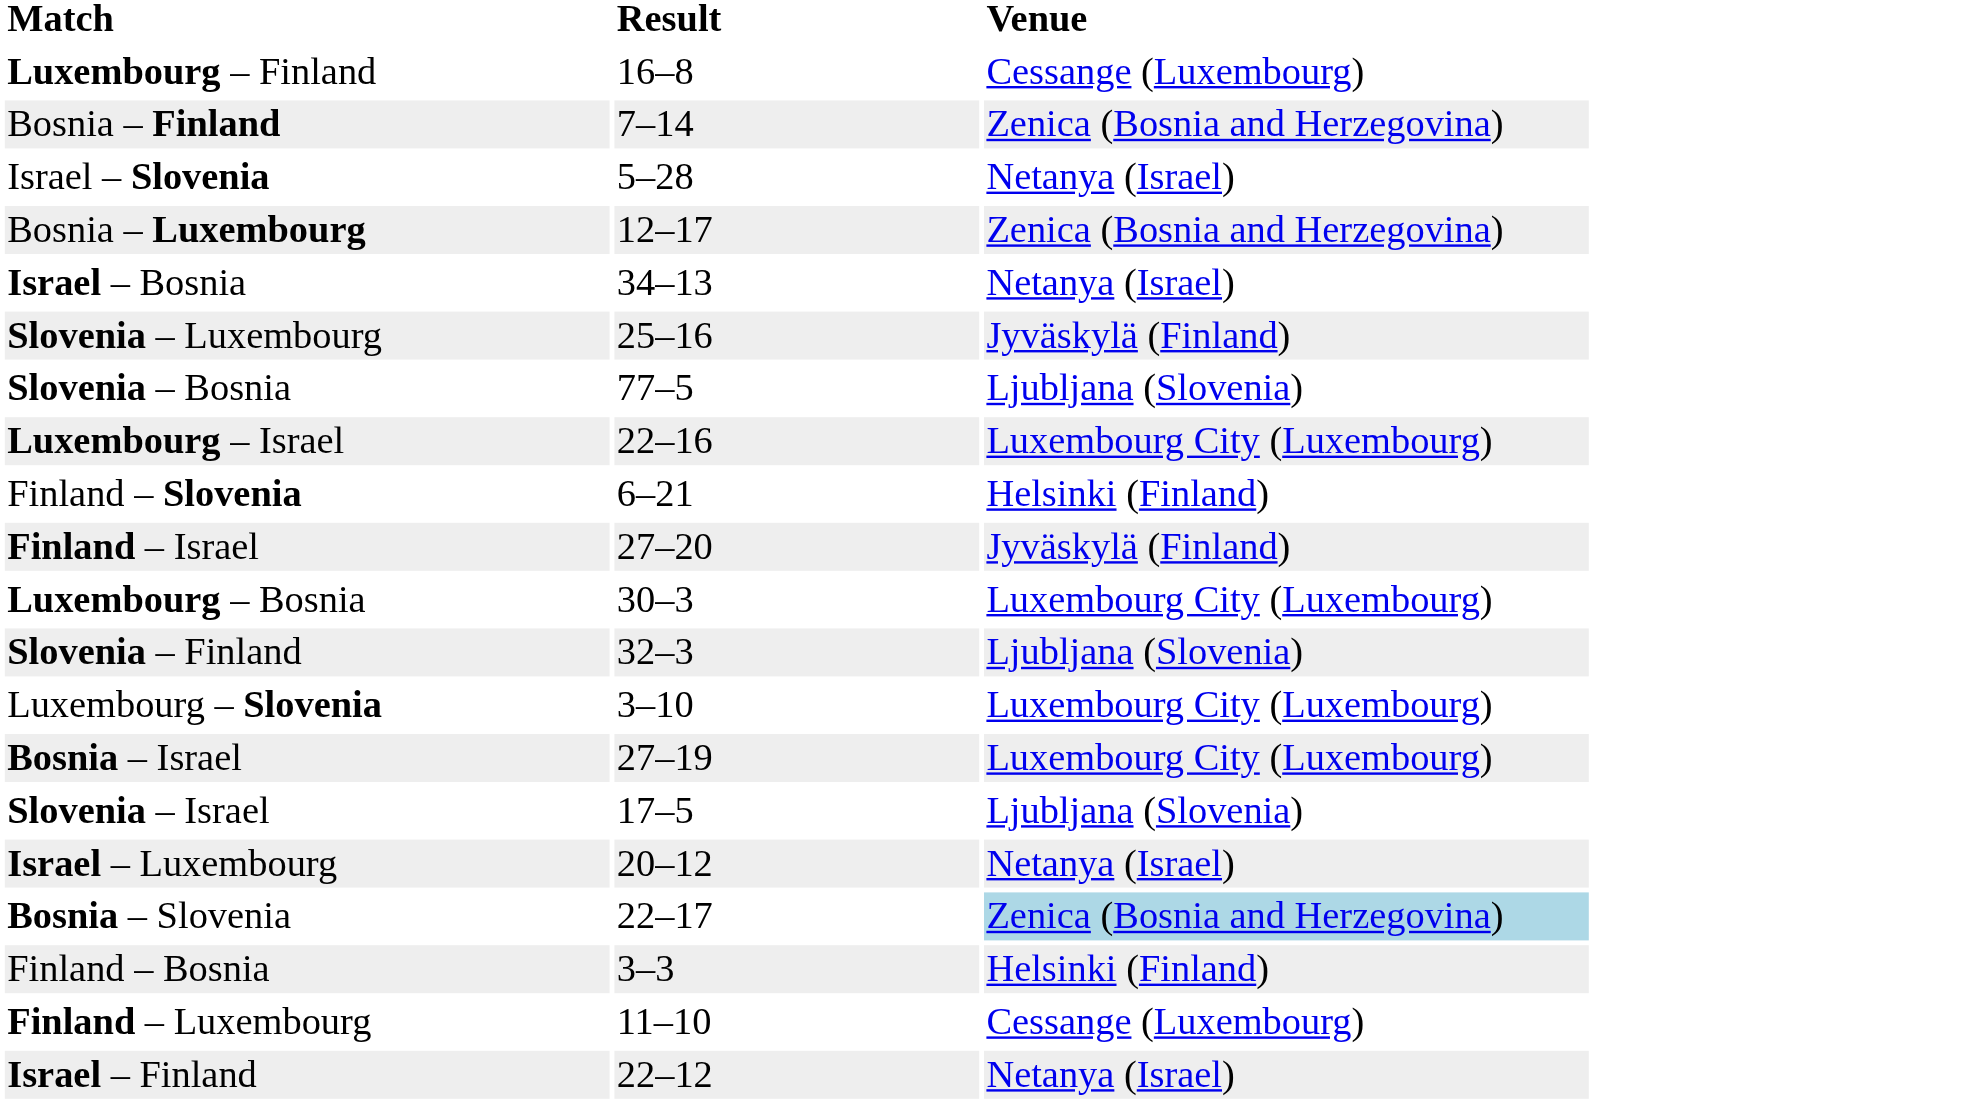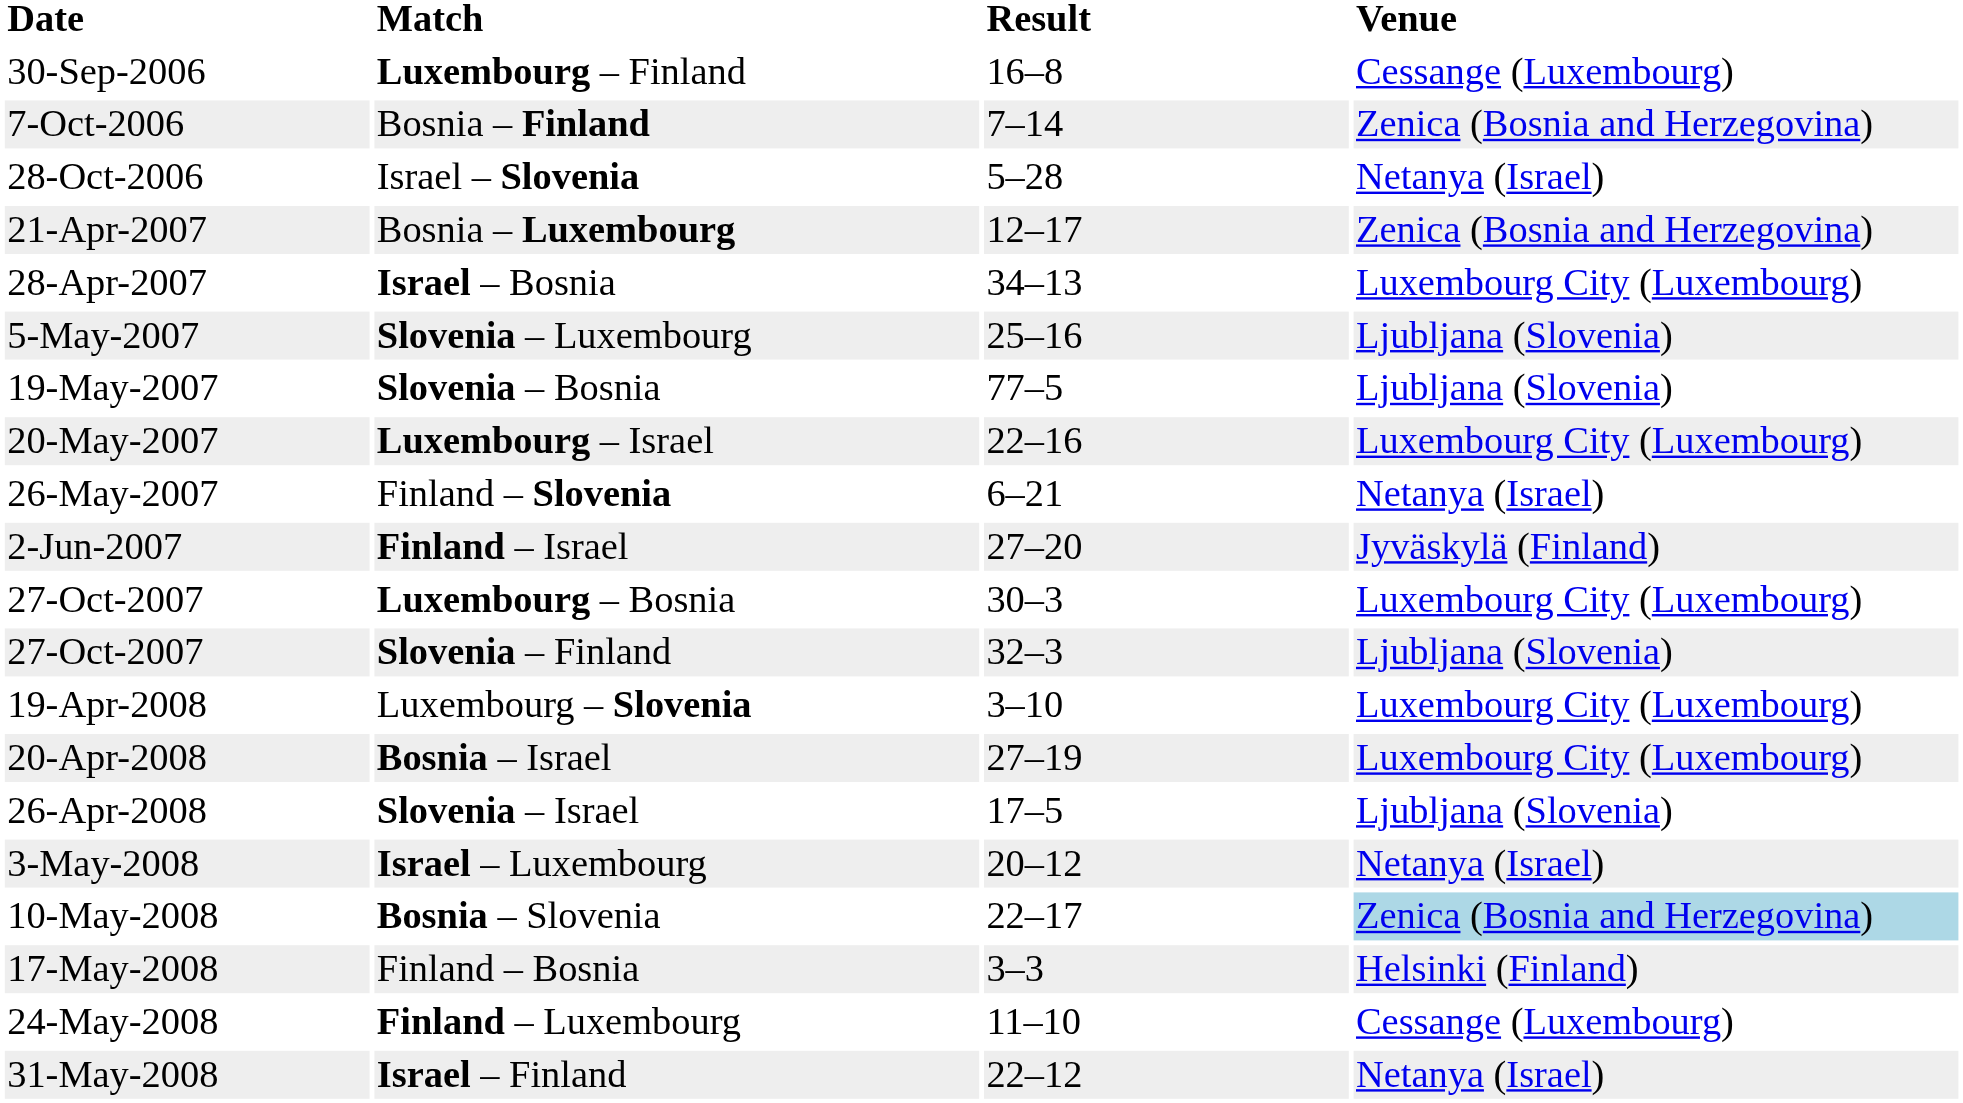+ column: (46, 18)
(1111, 282) Netanya (Israel) -> (1609, 282) Luxembourg City (Luxembourg)
(1138, 334) Jyväskylä (Finland) -> (1514, 334) Ljubljana (Slovenia)
(1128, 493) Helsinki (Finland) -> (1480, 493) Netanya (Israel)
